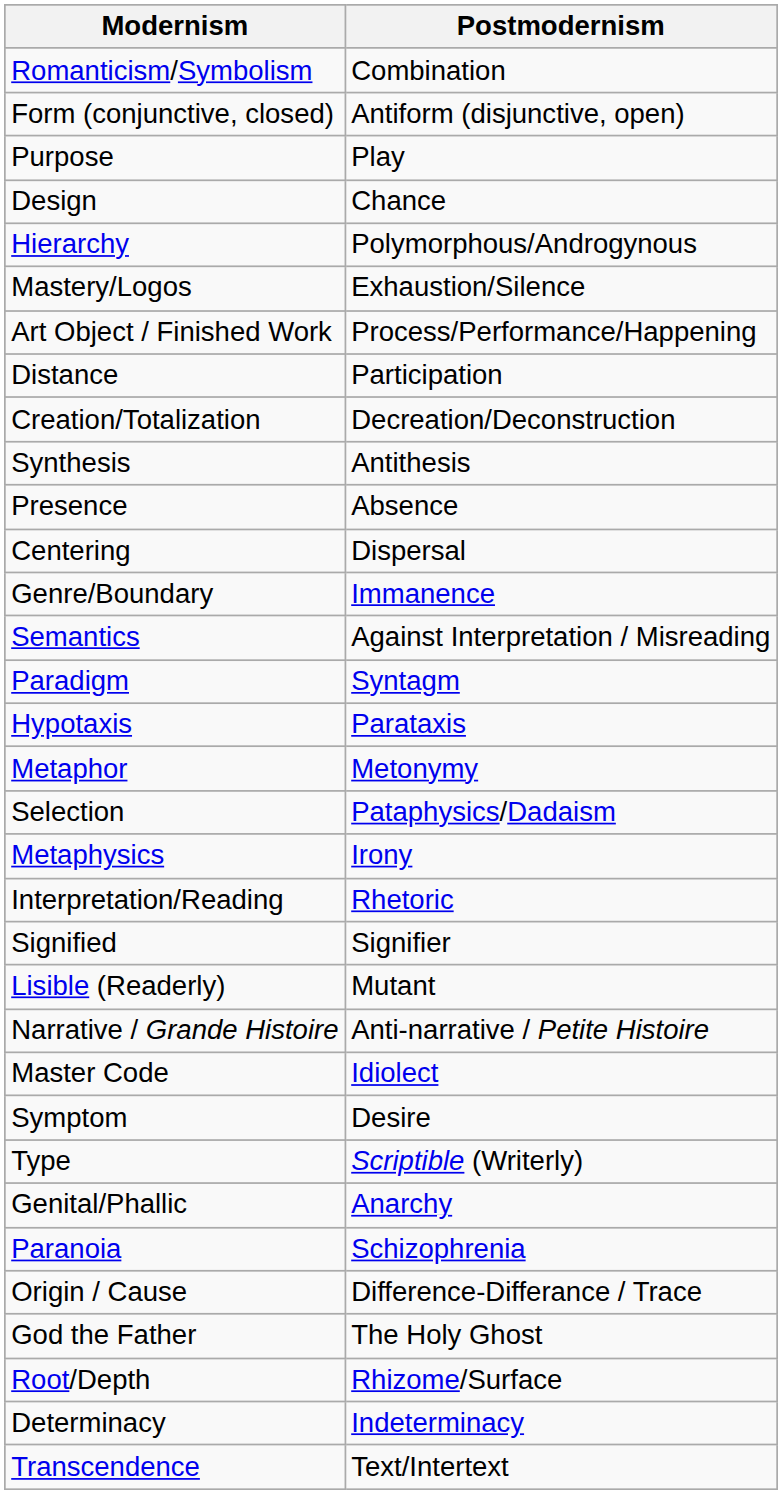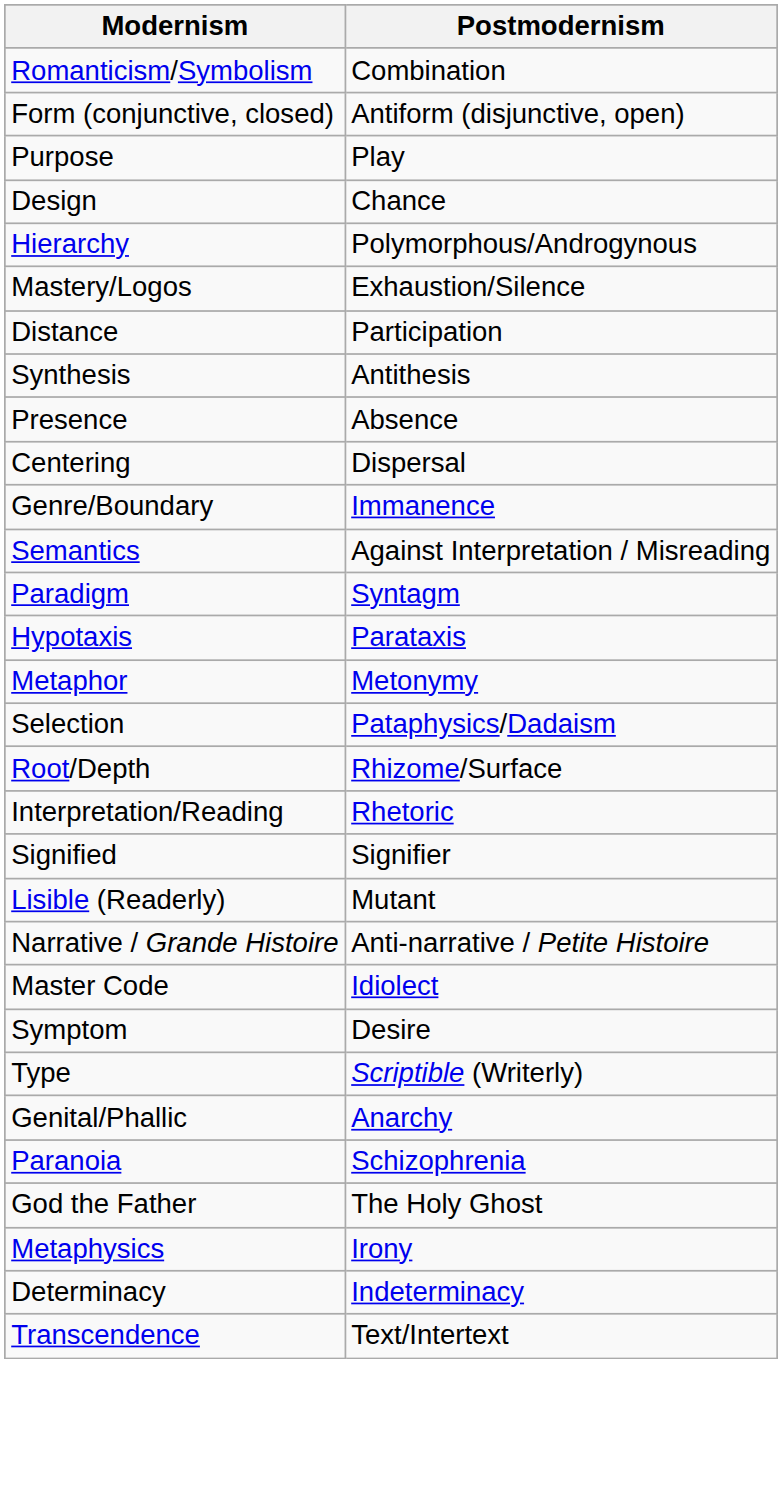- row: (172, 331)
- row: (136, 419)
rows swapped: (81, 1379) <-> (88, 855)
- row: (99, 1292)
